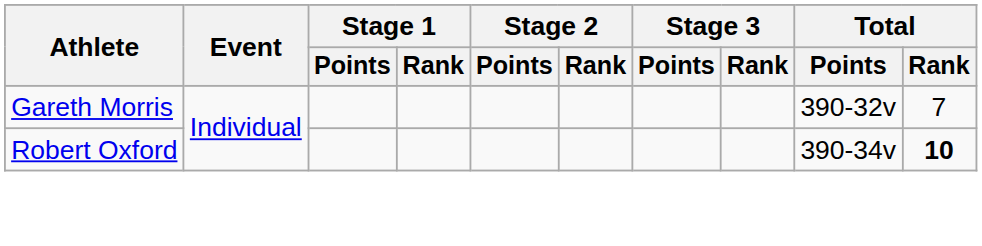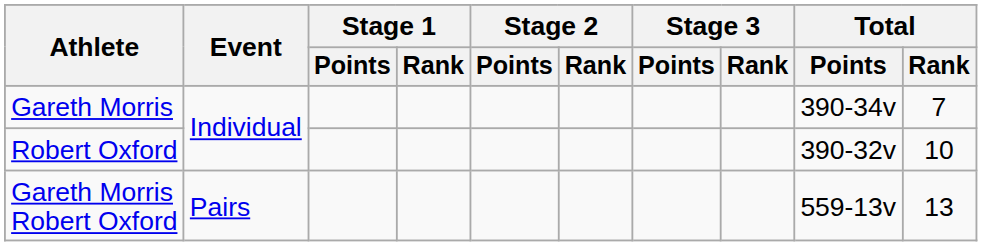(848, 108) 390-32v -> (848, 108) 390-34v
(848, 149) 390-34v -> (848, 149) 390-32v
(939, 149) bold -> (939, 149) normal
+ row: (94, 206)
